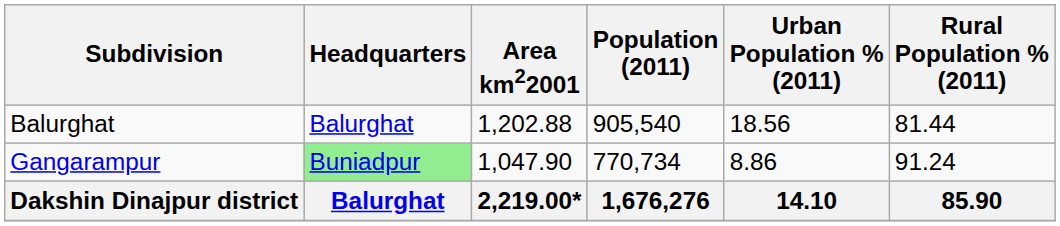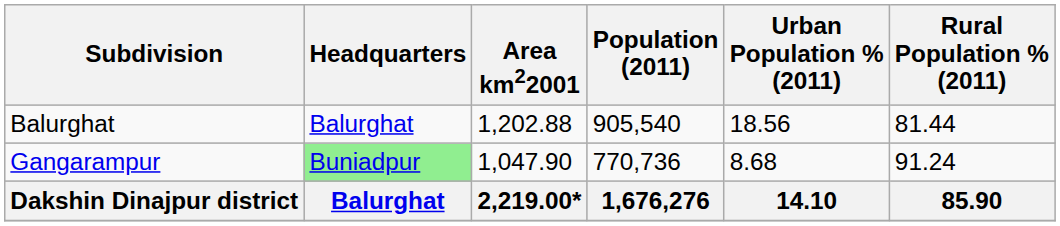(637, 162) 770,734 -> (637, 162) 770,736
(753, 162) 8.86 -> (753, 162) 8.68
